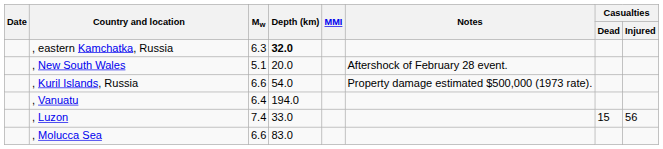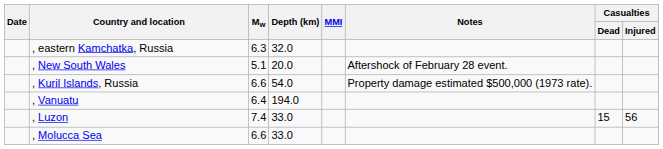(282, 48) bold -> (282, 48) normal
(282, 135) 83.0 -> (282, 135) 33.0
